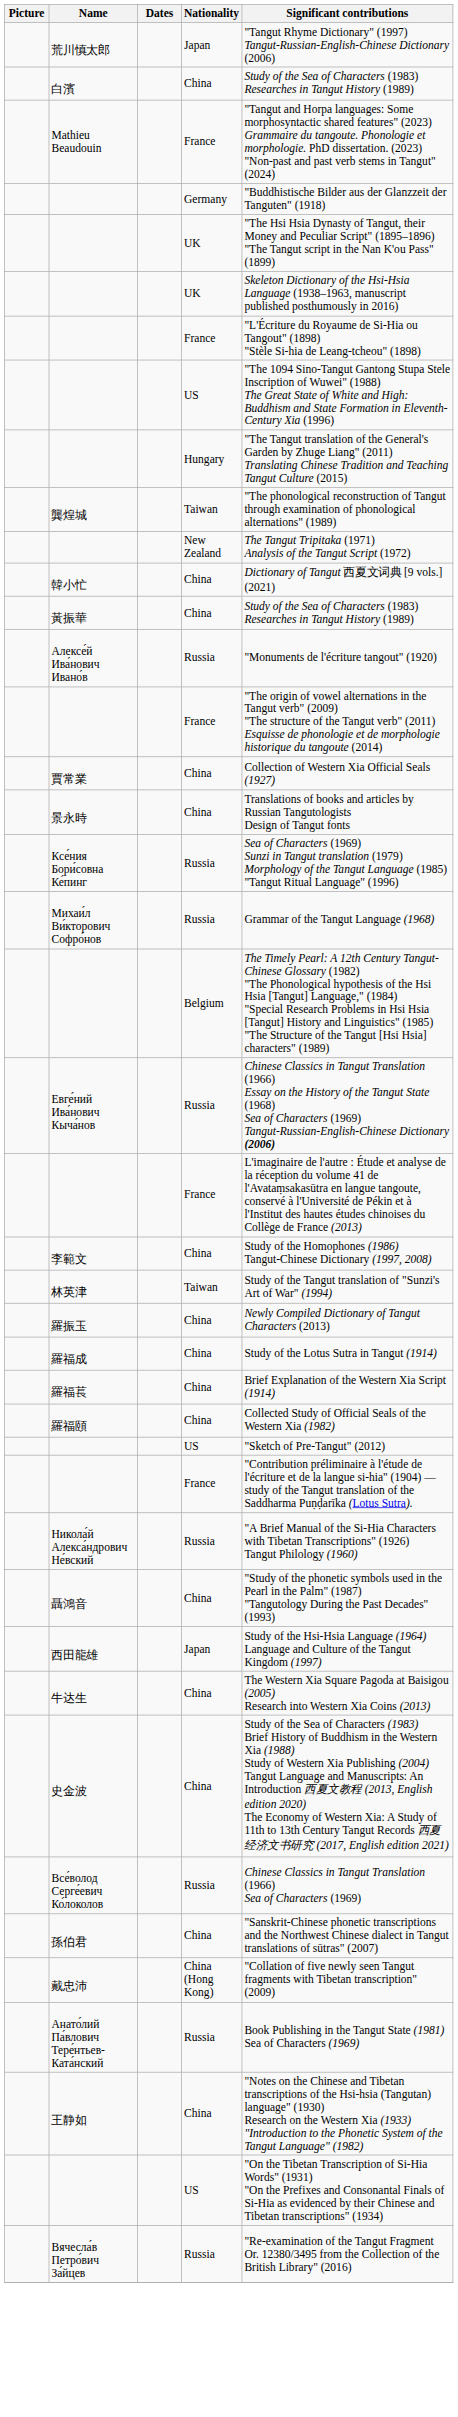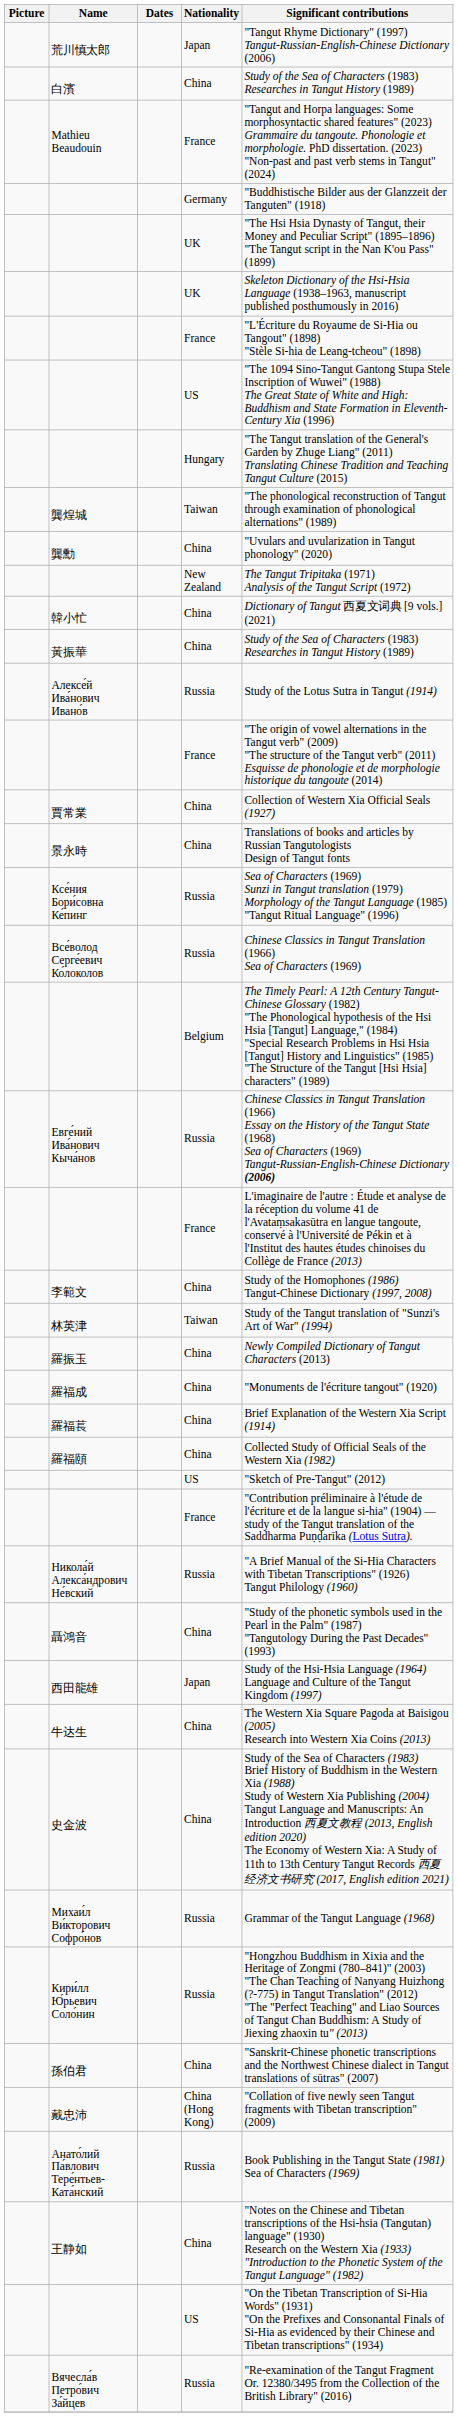+ row: (63, 554)
(341, 658) "Monuments de l'écriture tangout" (1920) -> (341, 691) Study of the Lotus Sutra in Tangut (1914)
rows swapped: (77, 1891) <-> (81, 926)
(341, 1353) Study of the Lotus Sutra in Tangut (1914) -> (341, 1387) "Monuments de l'écriture tangout" (1920)
+ row: (74, 2001)
